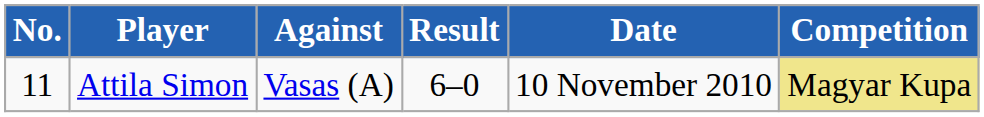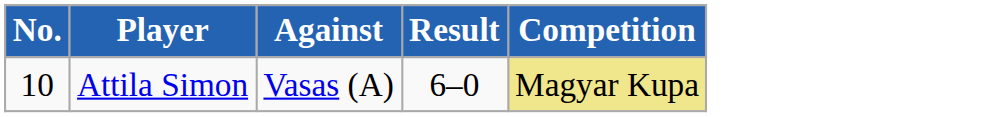- column: (644, 30)
(37, 83) 11 -> (37, 83) 10
